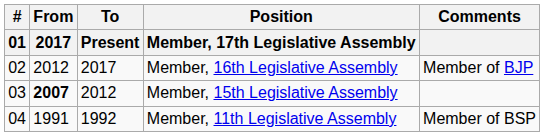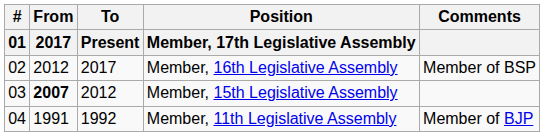(478, 67) Member of BJP -> (480, 67) Member of BSP
(480, 118) Member of BSP -> (478, 118) Member of BJP
